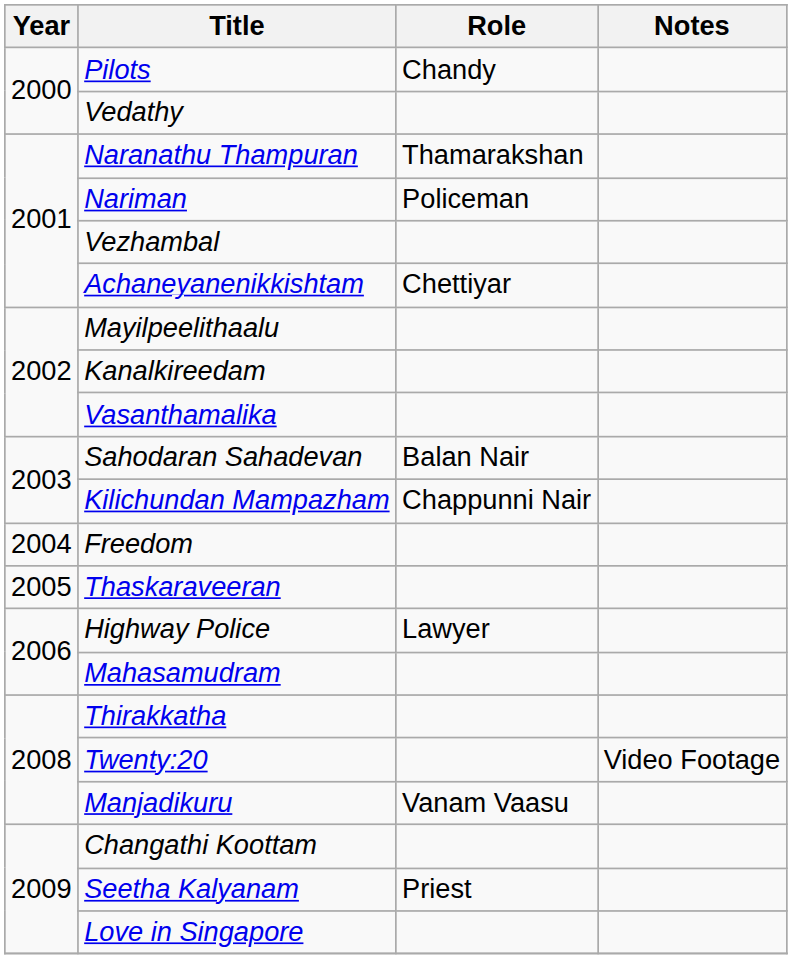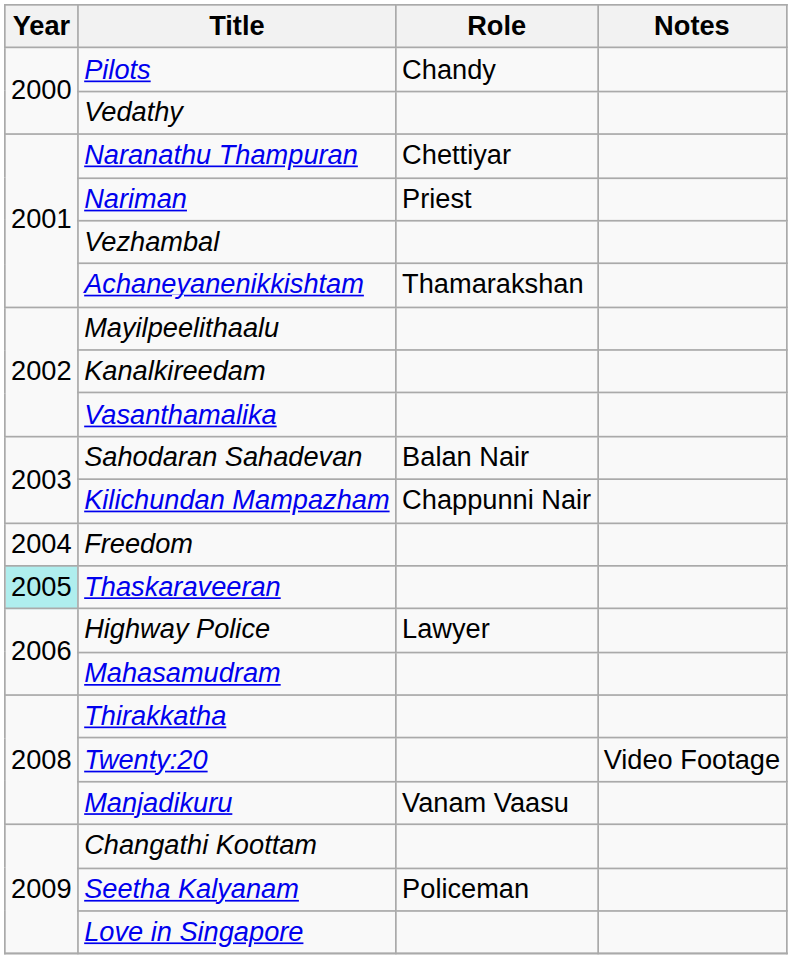(493, 155) Thamarakshan -> (457, 155) Chettiyar
(466, 198) Policeman -> (437, 198) Priest
(457, 284) Chettiyar -> (493, 284) Thamarakshan
(41, 586) no background -> (41, 586) paleturquoise background
(437, 888) Priest -> (466, 888) Policeman
